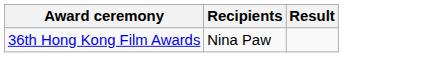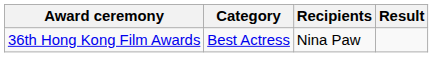+ column: (249, 16)
